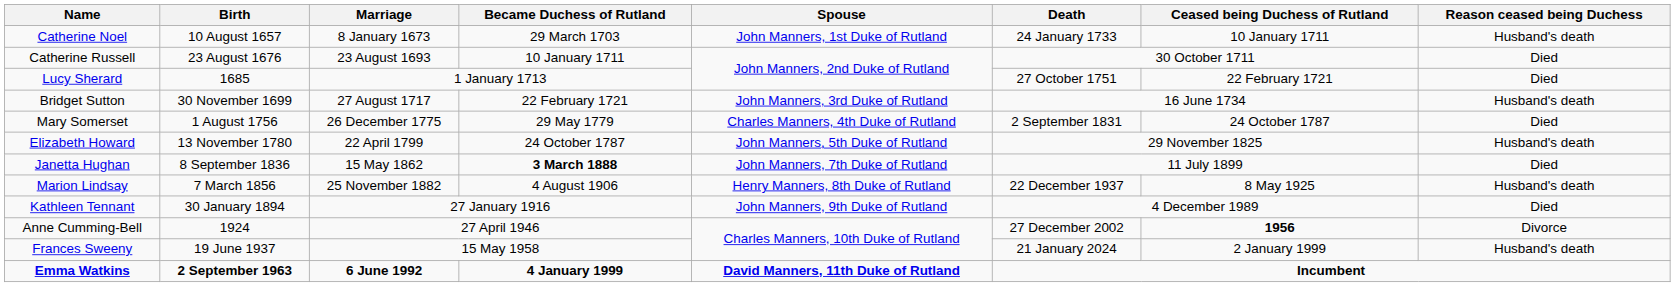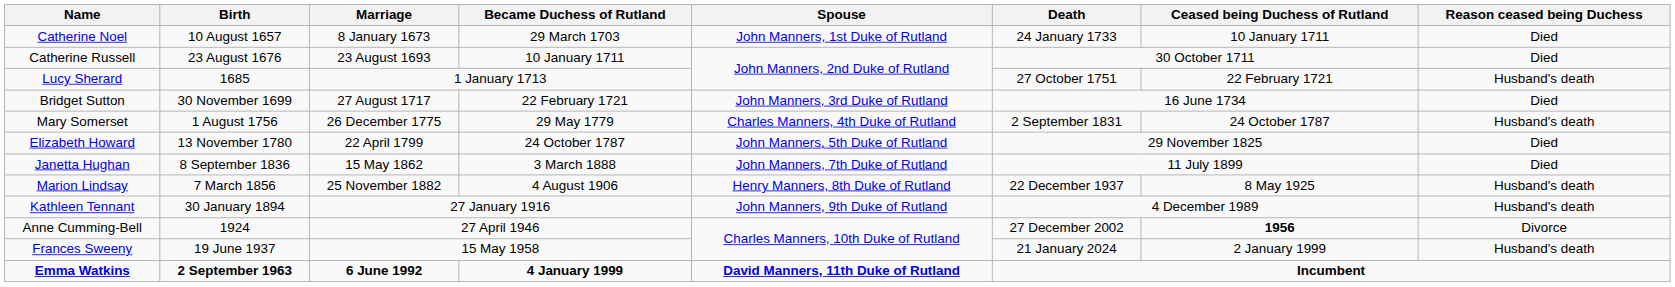(1544, 36) Husband's death -> (1544, 36) Died
(1544, 79) Died -> (1544, 79) Husband's death
(1544, 100) Husband's death -> (1544, 100) Died
(1544, 121) Died -> (1544, 121) Husband's death
(1544, 143) Husband's death -> (1544, 143) Died
(575, 164) bold -> (575, 164) normal
(1544, 206) Died -> (1544, 206) Husband's death
